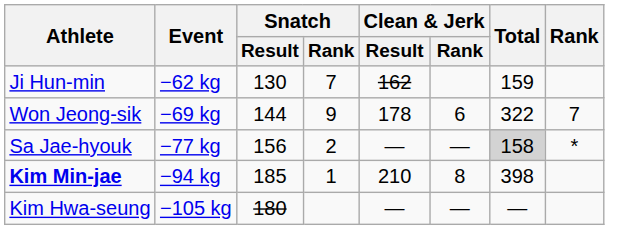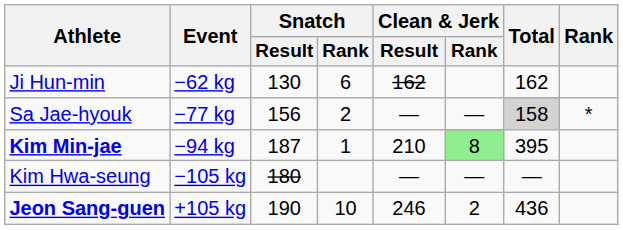(331, 82) 7 -> (346, 82) 6
(517, 82) 159 -> (532, 82) 162
- row: (75, 114)
(270, 177) 185 -> (284, 146) 187
(460, 177) no background -> (474, 146) lightgreen background
(517, 177) 398 -> (532, 146) 395
+ row: (87, 209)
